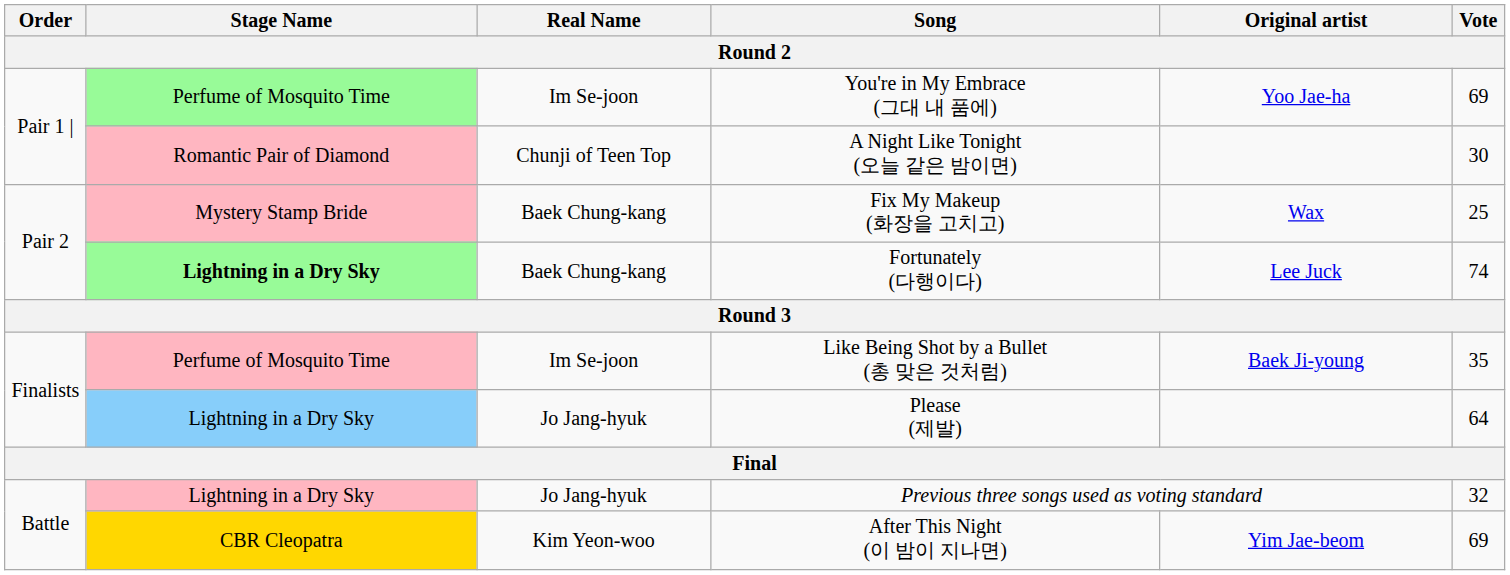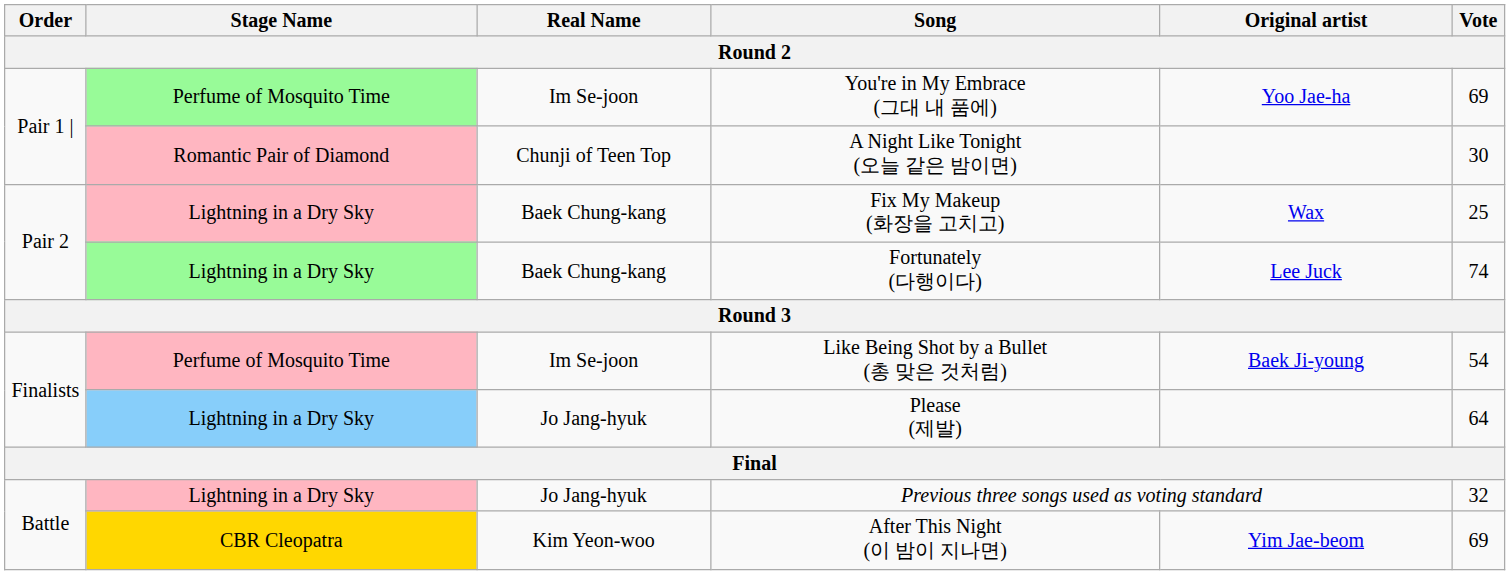(281, 212) Mystery Stamp Bride -> (281, 212) Lightning in a Dry Sky
(281, 270) bold -> (281, 270) normal
(1478, 360) 35 -> (1478, 360) 54
